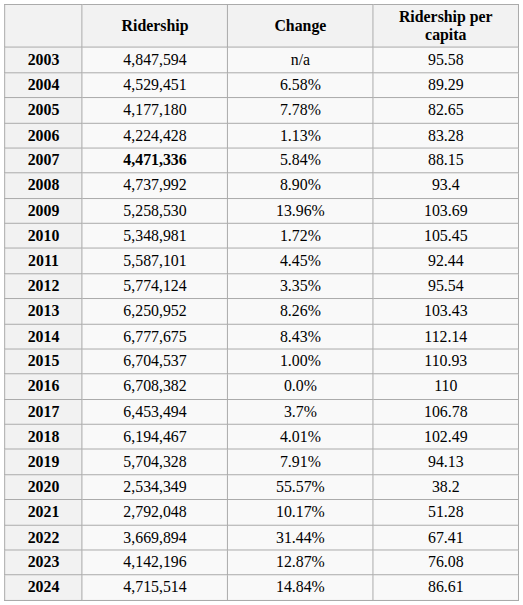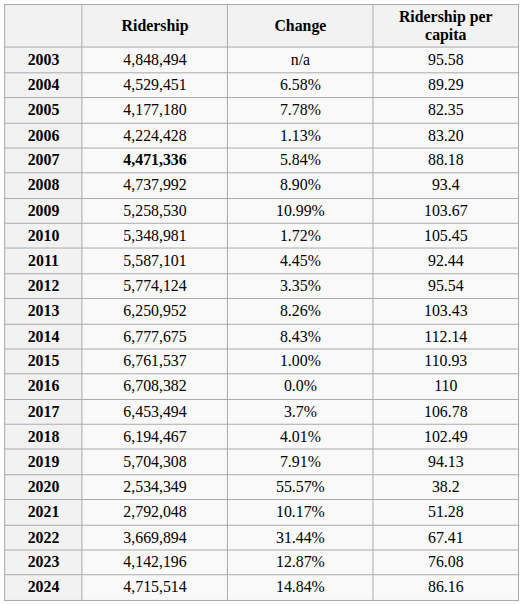(155, 60) 4,847,594 -> (155, 60) 4,848,494
(446, 110) 82.65 -> (446, 110) 82.35
(446, 135) 83.28 -> (446, 135) 83.20
(446, 160) 88.15 -> (446, 160) 88.18
(300, 210) 13.96% -> (300, 210) 10.99%
(446, 210) 103.69 -> (446, 210) 103.67
(155, 361) 6,704,537 -> (155, 361) 6,761,537
(155, 461) 5,704,328 -> (155, 461) 5,704,308
(446, 587) 86.61 -> (446, 587) 86.16
